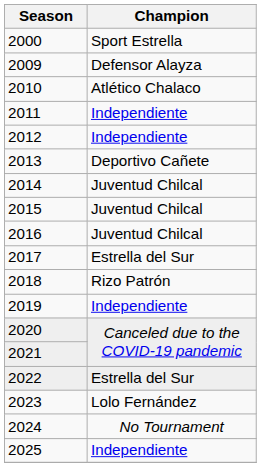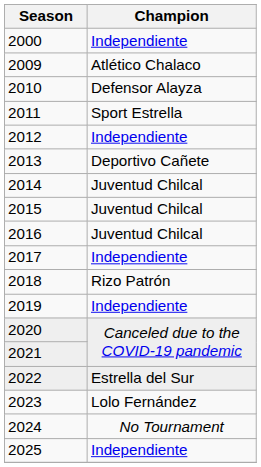(137, 40) Sport Estrella -> (139, 40) Independiente
(146, 64) Defensor Alayza -> (146, 64) Atlético Chalaco
(146, 88) Atlético Chalaco -> (146, 88) Defensor Alayza
(139, 112) Independiente -> (137, 112) Sport Estrella
(143, 257) Estrella del Sur -> (139, 257) Independiente
